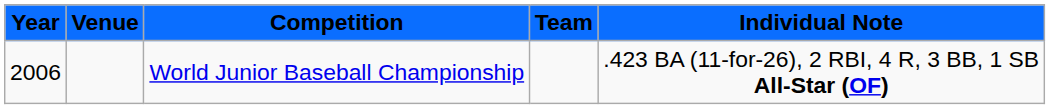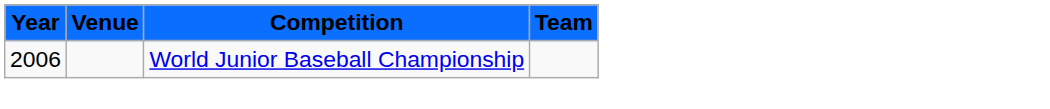- column: (821, 22)
